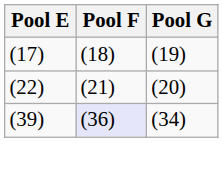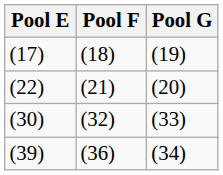+ row: (27, 119)
(98, 119) lavender background -> (98, 152) no background
